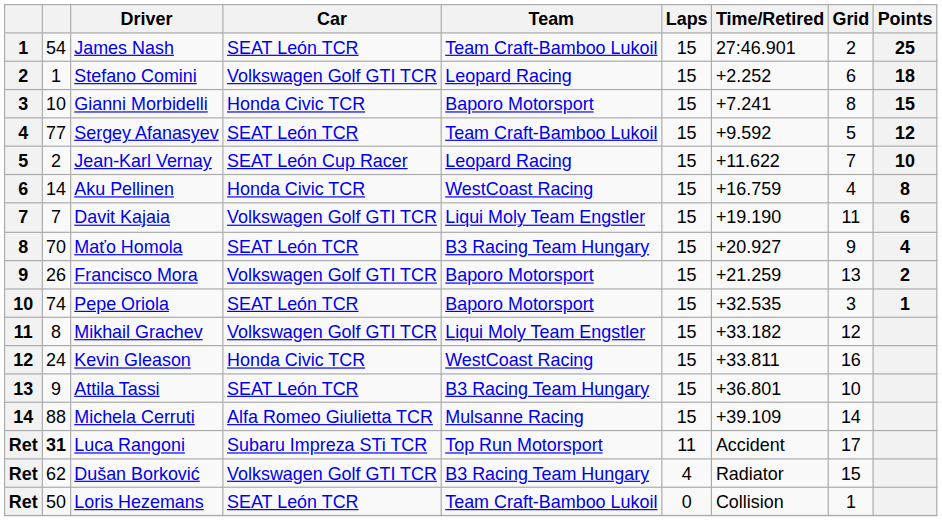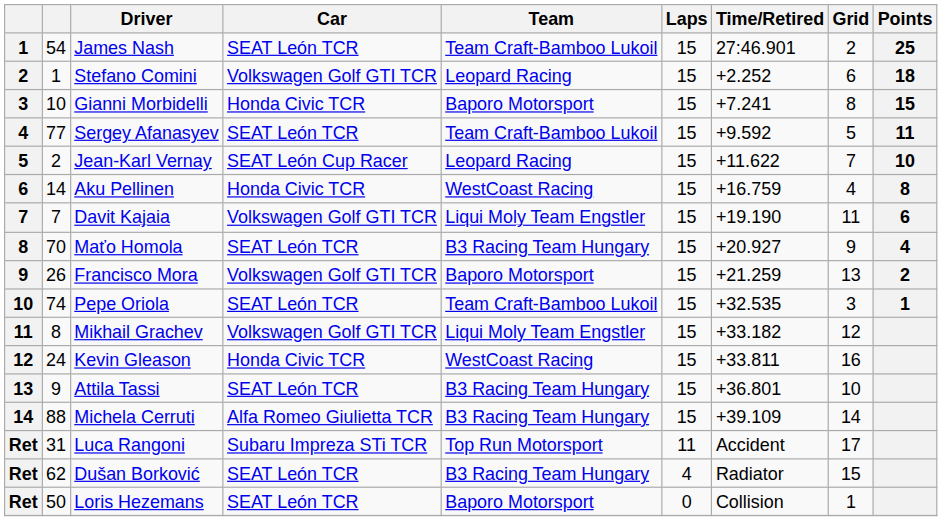(905, 133) 12 -> (905, 133) 11
(519, 303) Baporo Motorsport -> (551, 303) Team Craft-Bamboo Lukoil
(514, 416) Mulsanne Racing -> (547, 416) B3 Racing Team Hungary
(56, 445) bold -> (56, 445) normal
(332, 473) Volkswagen Golf GTI TCR -> (293, 473) SEAT León TCR
(551, 502) Team Craft-Bamboo Lukoil -> (519, 502) Baporo Motorsport
